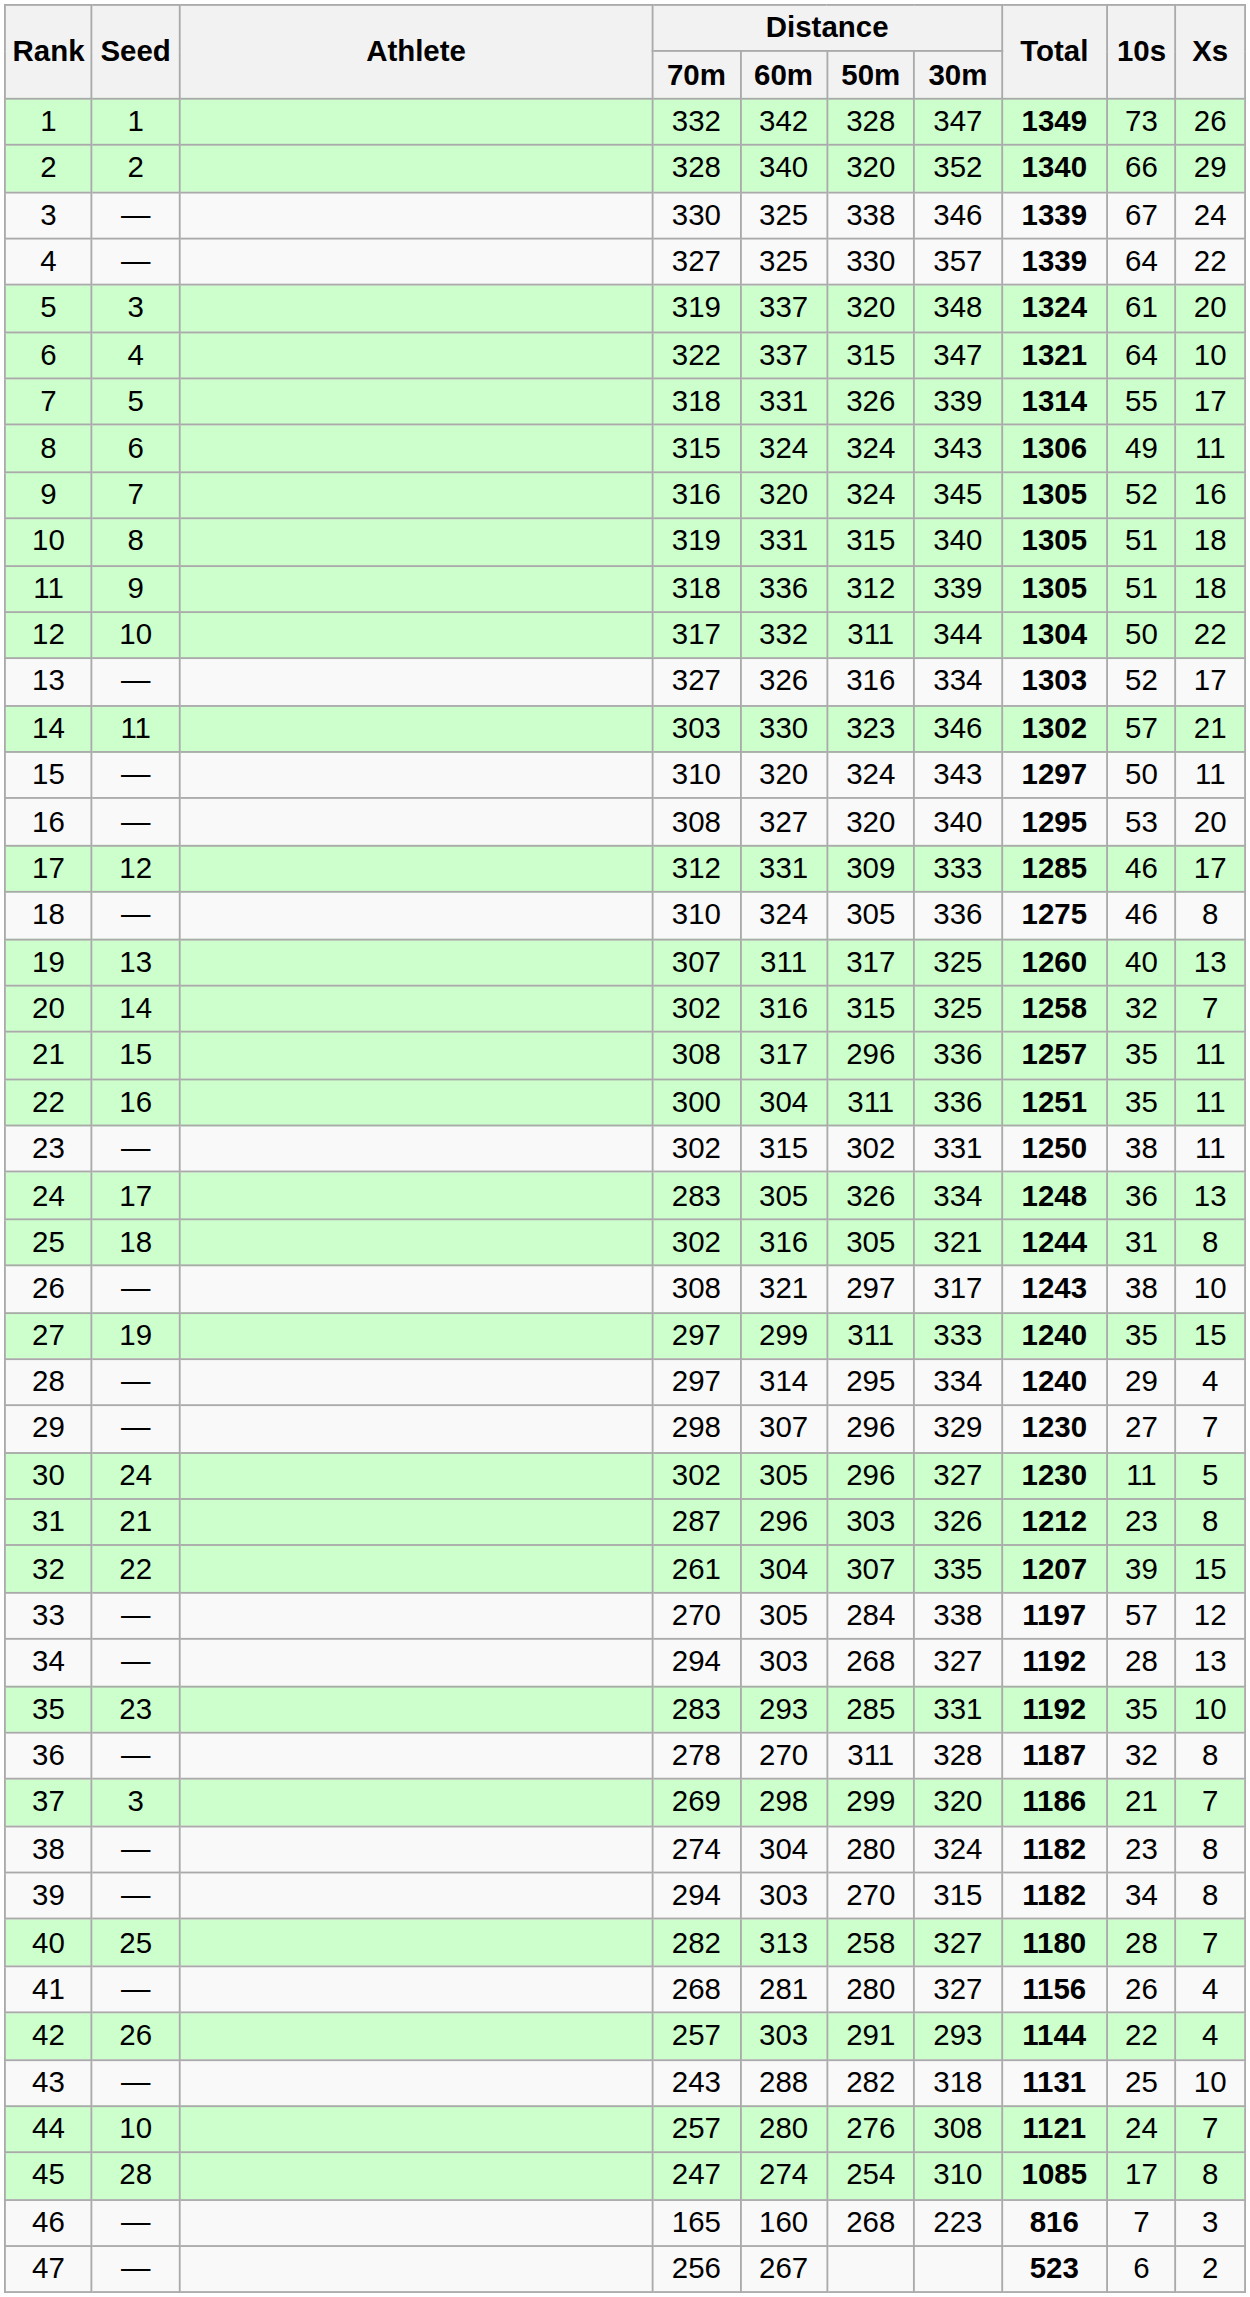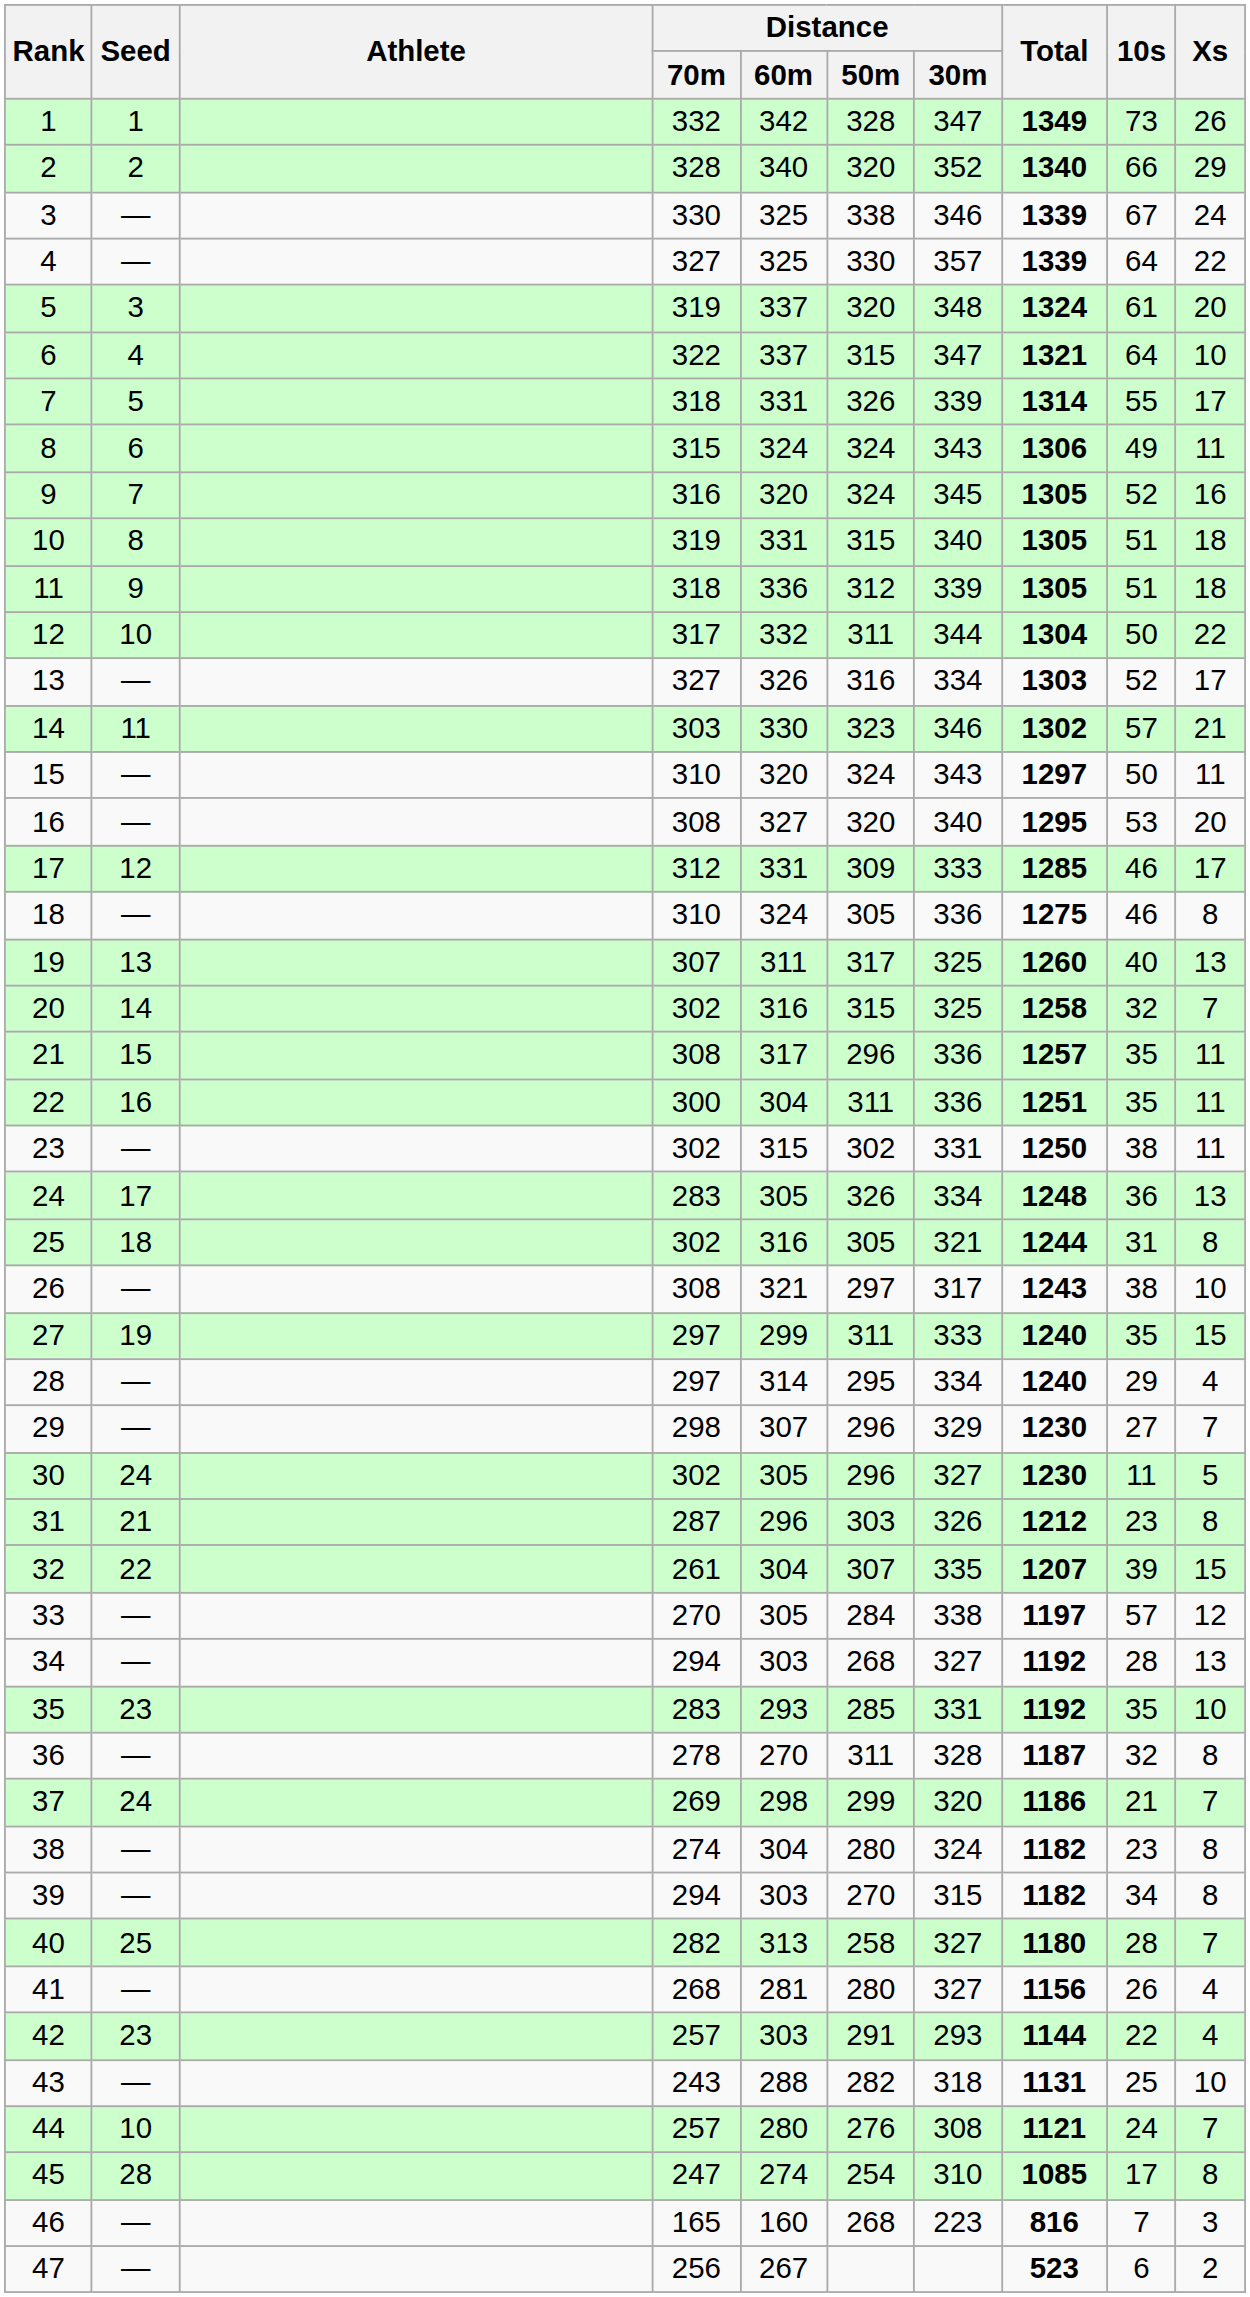(136, 1802) 3 -> (136, 1802) 24
(136, 2035) 26 -> (136, 2035) 23
